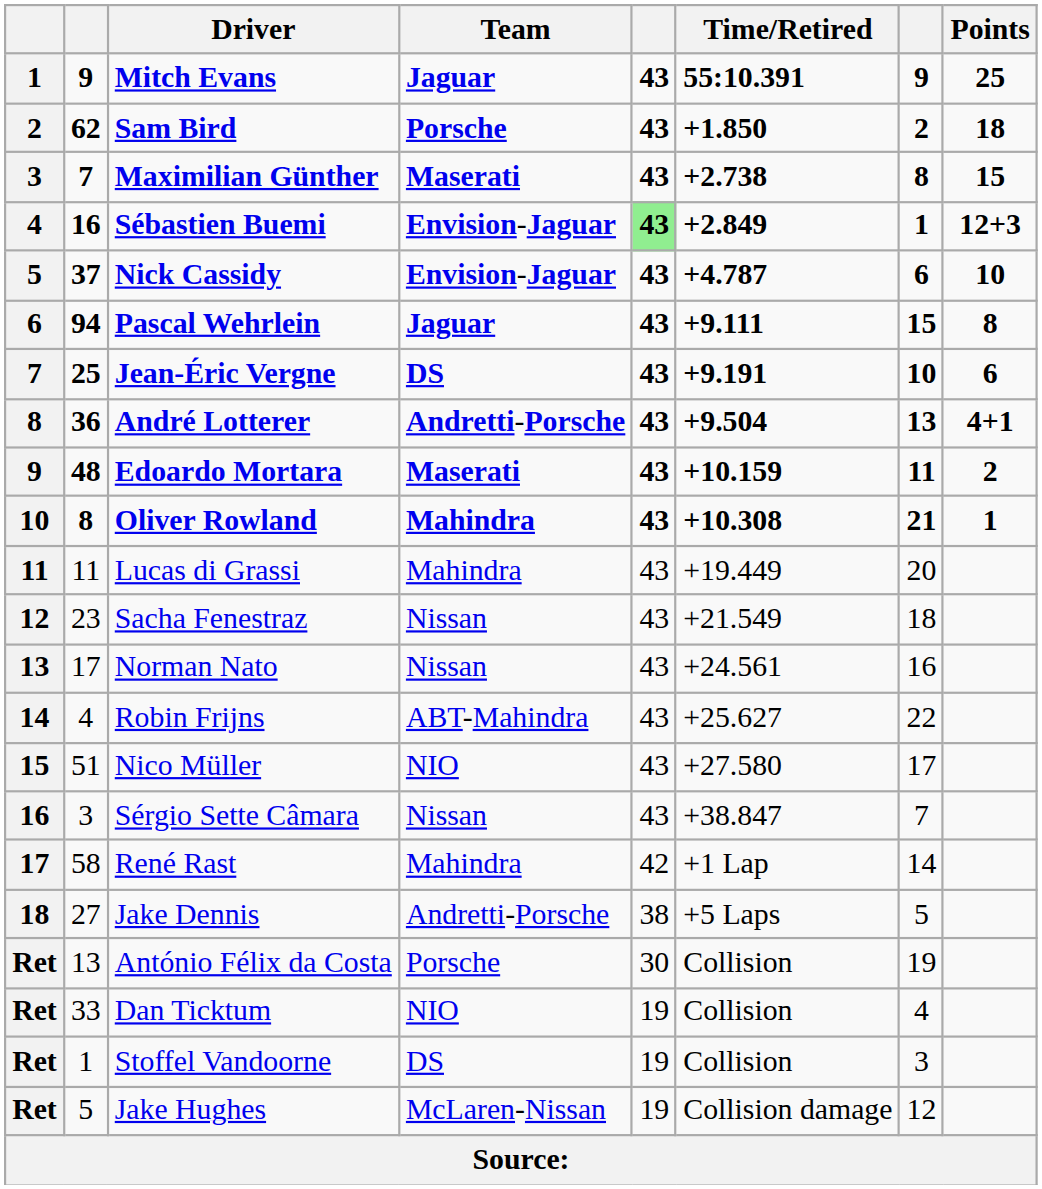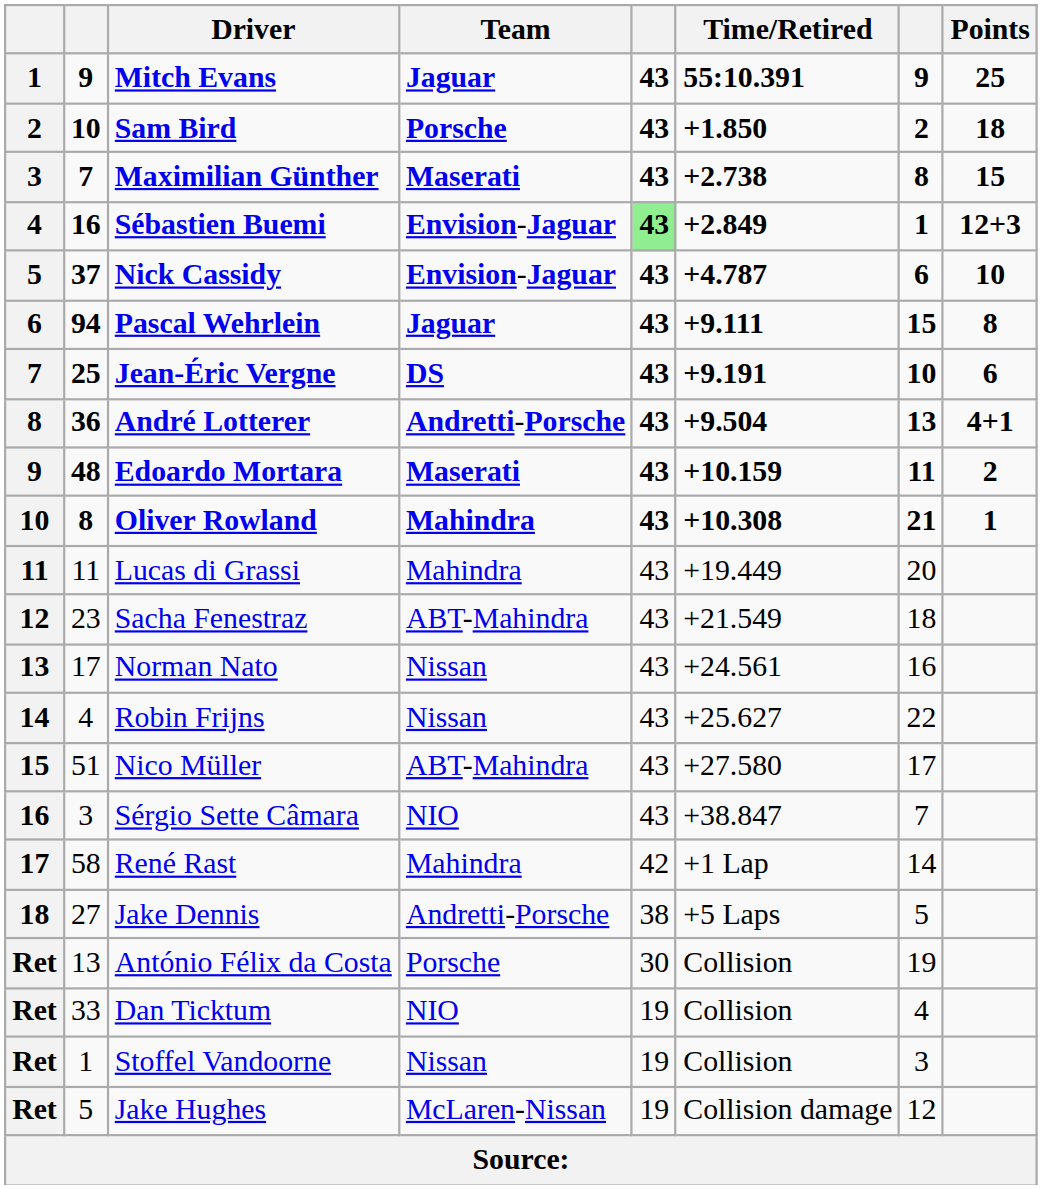(86, 126) 62 -> (86, 126) 10
(446, 618) Nissan -> (497, 618) ABT-Mahindra
(497, 716) ABT-Mahindra -> (446, 716) Nissan
(432, 765) NIO -> (497, 765) ABT-Mahindra
(446, 814) Nissan -> (432, 814) NIO
(425, 1060) DS -> (446, 1060) Nissan
